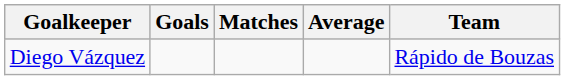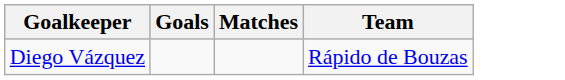- column: (346, 21)
